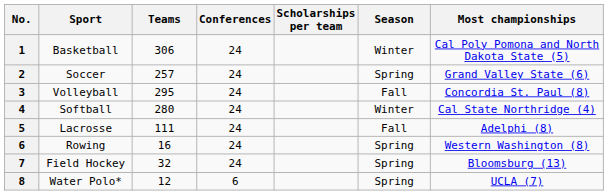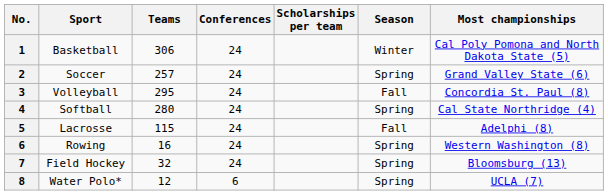(394, 110) Winter -> (394, 110) Spring
(164, 128) 111 -> (164, 128) 115
